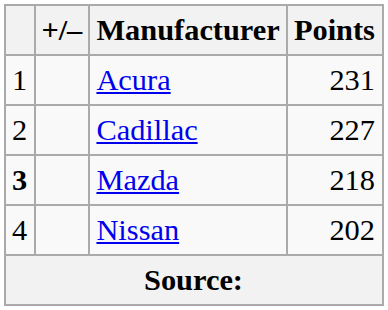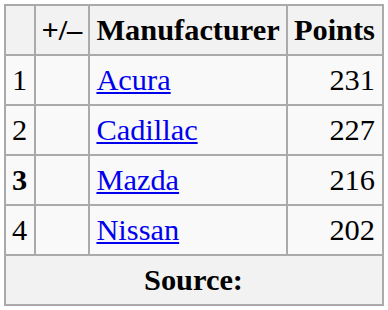(352, 180) 218 -> (352, 180) 216
